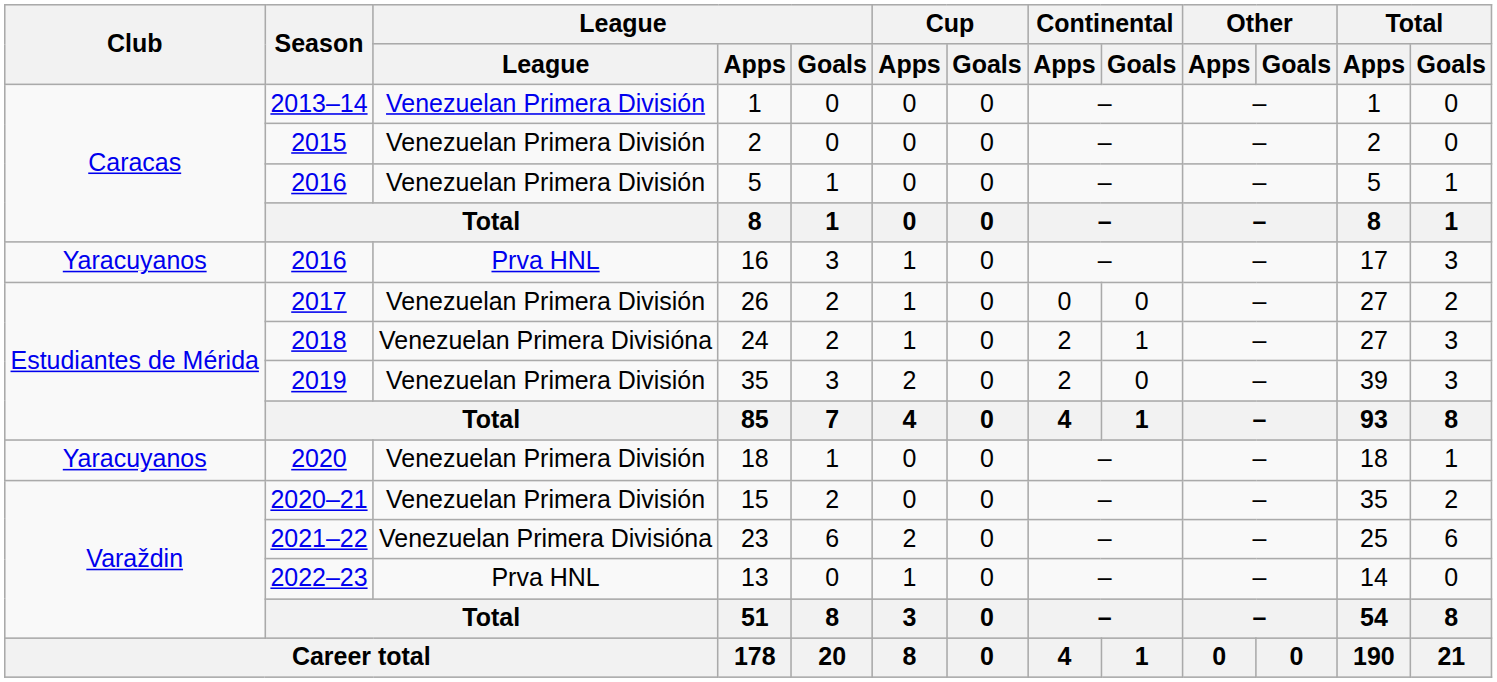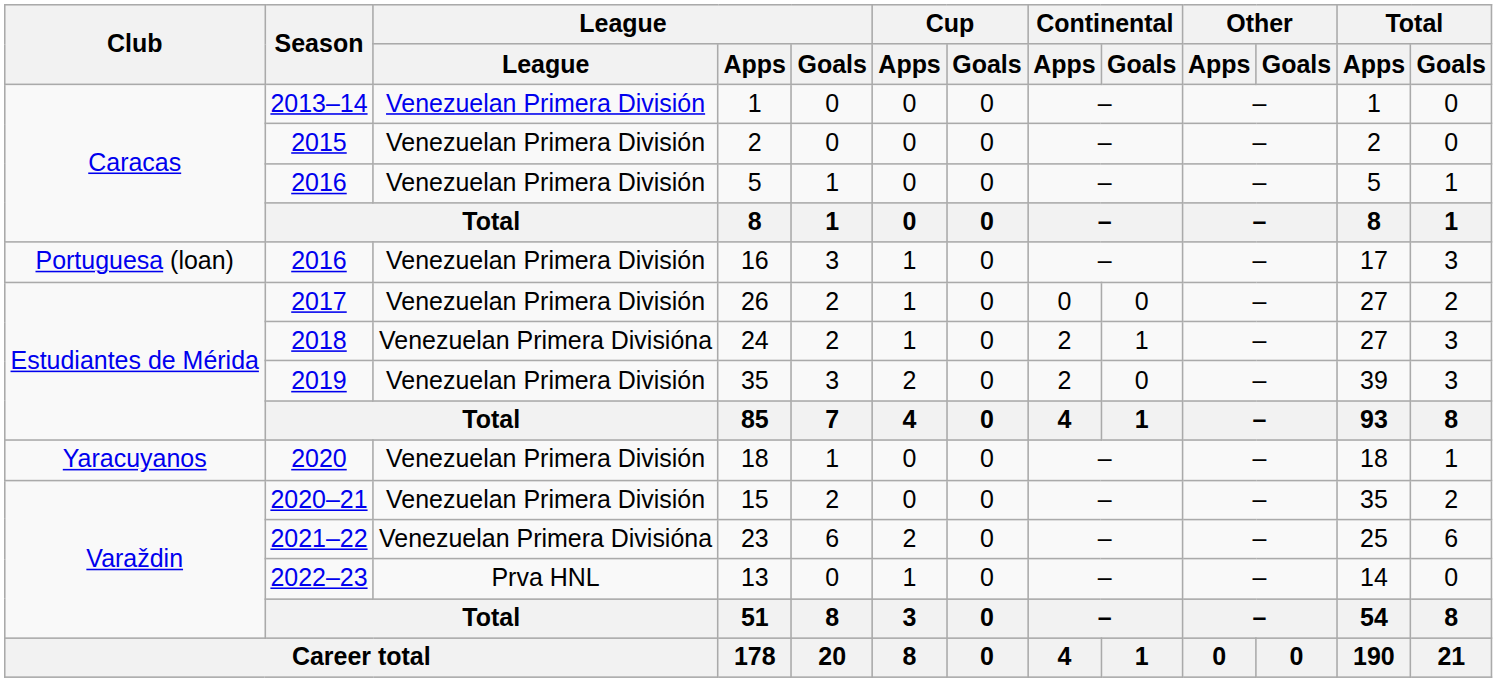(135, 261) Yaracuyanos -> (135, 261) Portuguesa (loan)
(546, 261) Prva HNL -> (546, 261) Venezuelan Primera División
